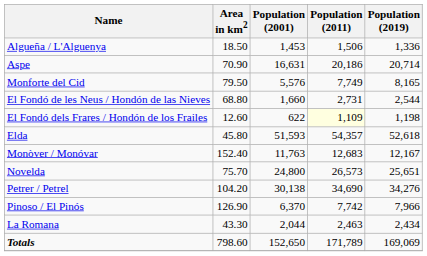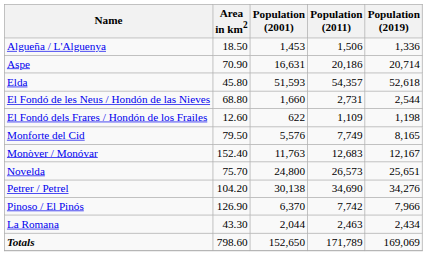rows swapped: (17, 135) <-> (46, 82)
(350, 117) lightyellow background -> (350, 117) no background
